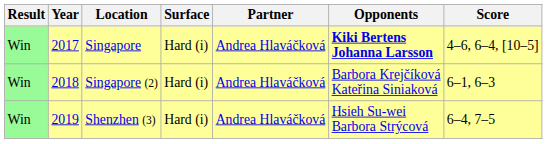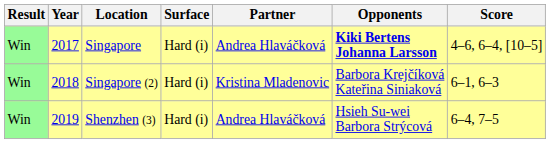(270, 82) Andrea Hlaváčková -> (272, 82) Kristina Mladenovic
